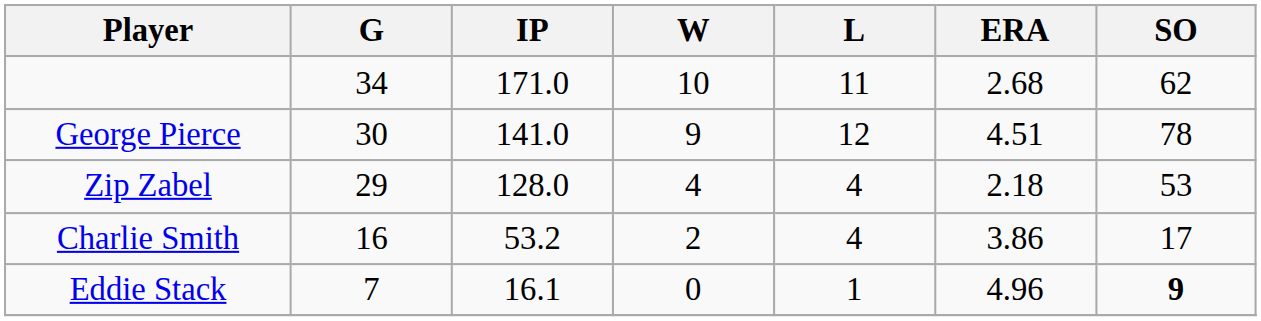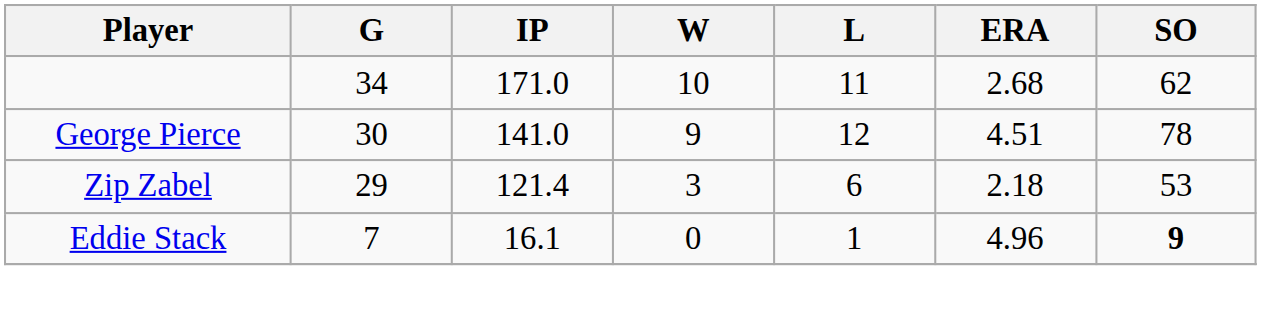(532, 185) 128.0 -> (532, 185) 121.4
(693, 185) 4 -> (693, 185) 3
(854, 185) 4 -> (854, 185) 6
- row: (148, 237)
